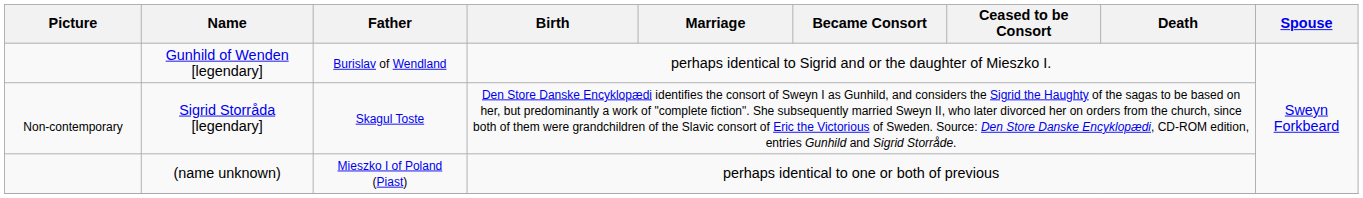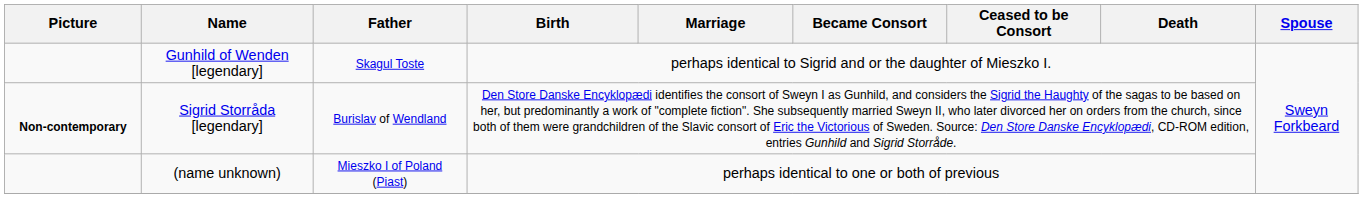(390, 63) Burislav of Wendland -> (390, 63) Skagul Toste
(73, 127) normal -> (73, 126) bold
(390, 119) Skagul Toste -> (390, 119) Burislav of Wendland
